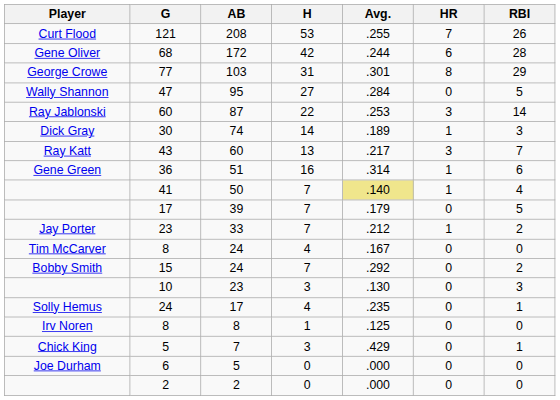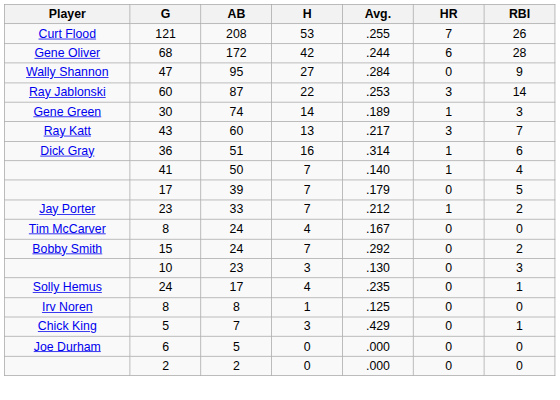- row: (166, 72)
(520, 92) 5 -> (520, 72) 9
(67, 131) Dick Gray -> (67, 111) Gene Green
(67, 170) Gene Green -> (67, 151) Dick Gray
(378, 190) khaki background -> (378, 170) no background
